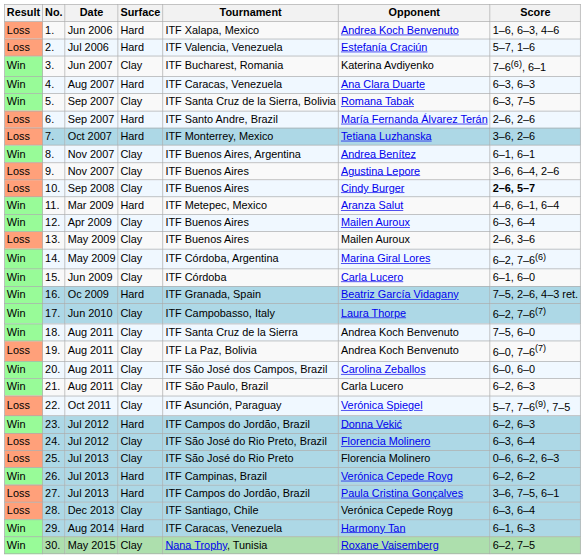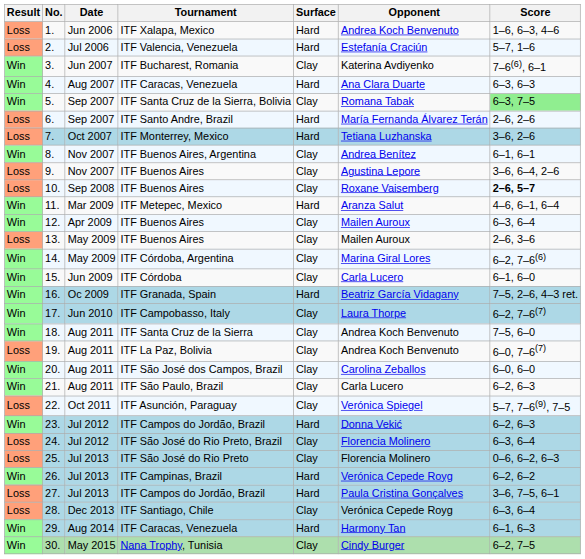columns swapped: (251, 13) <-> (140, 13)
(514, 102) no background -> (514, 102) lightgreen background
(373, 188) Cindy Burger -> (390, 188) Roxane Vaisemberg
(390, 545) Roxane Vaisemberg -> (373, 545) Cindy Burger
